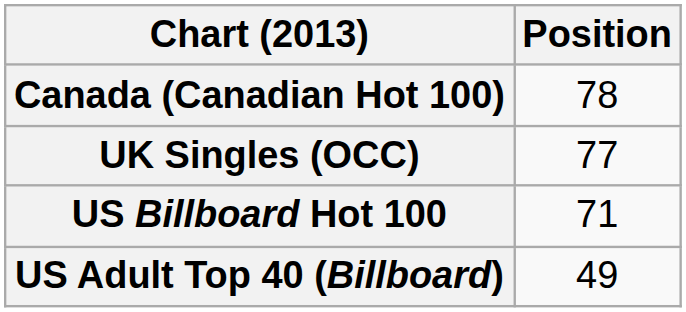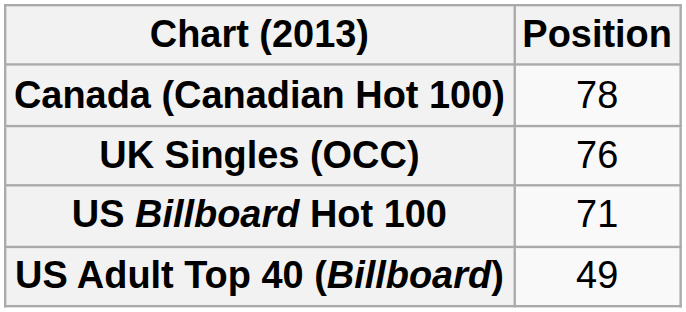(597, 154) 77 -> (597, 154) 76
